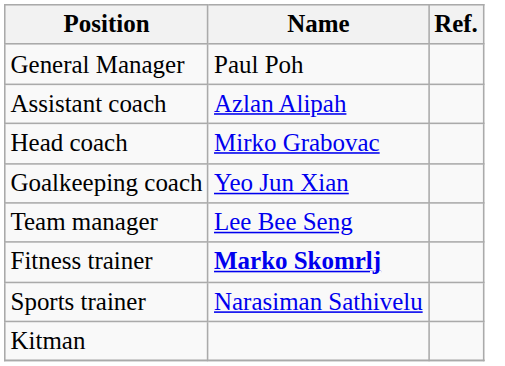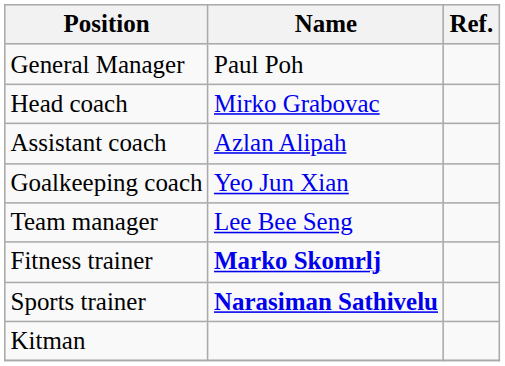rows swapped: (69, 143) <-> (89, 103)
(318, 301) normal -> (326, 301) bold
